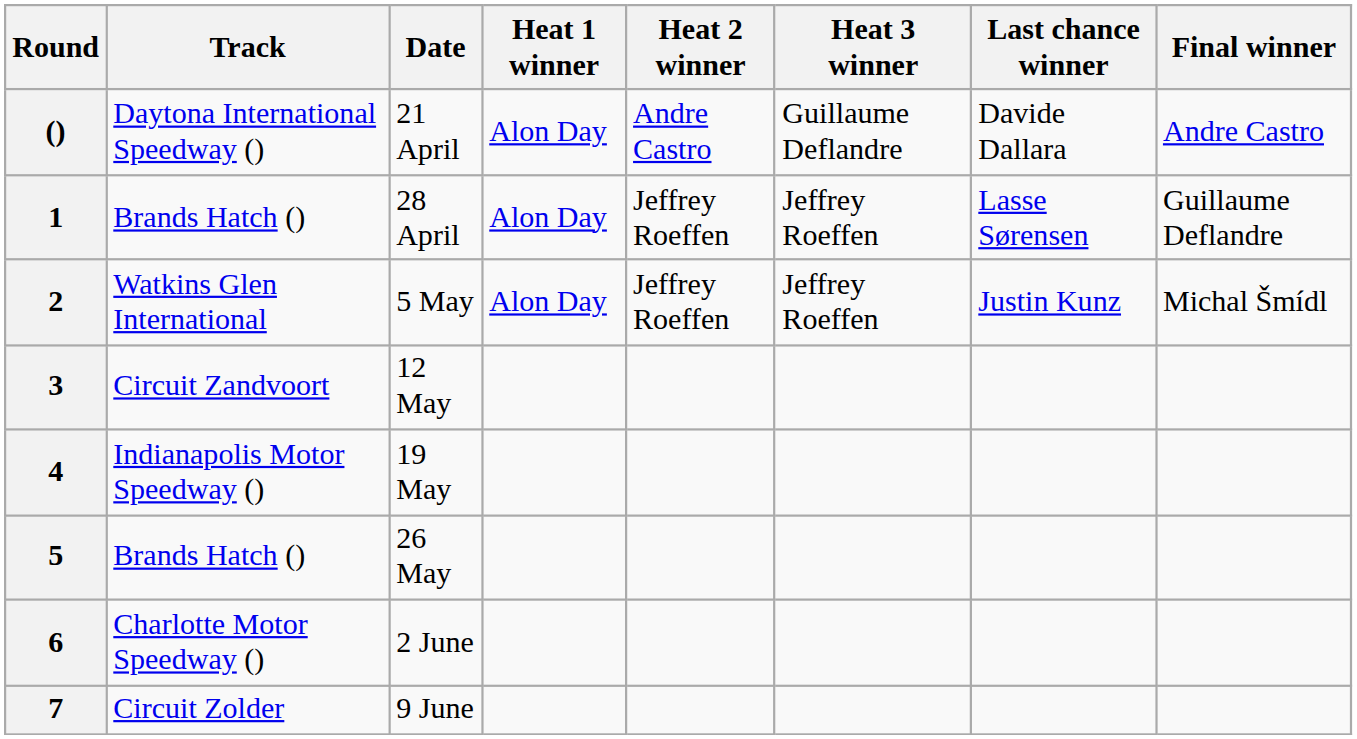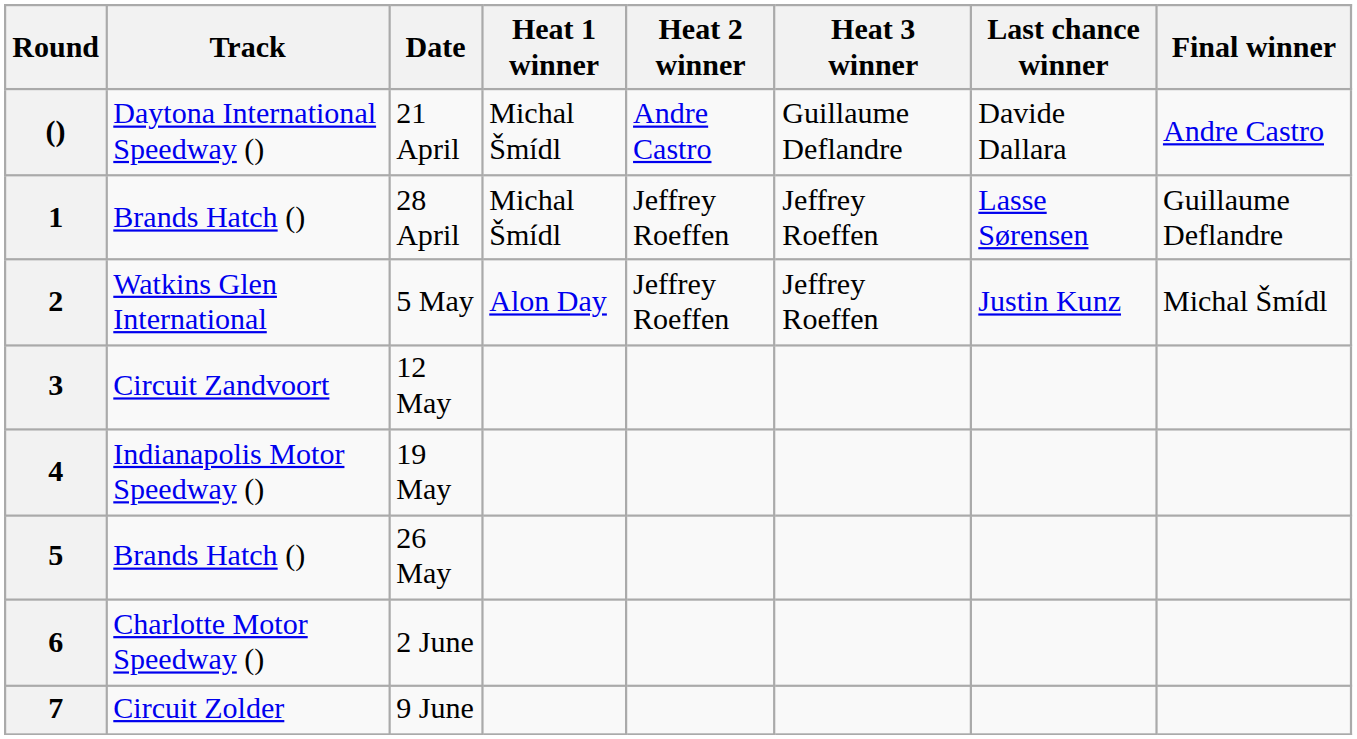(548, 131) Alon Day -> (532, 131) Michal Šmídl
(548, 216) Alon Day -> (532, 216) Michal Šmídl
